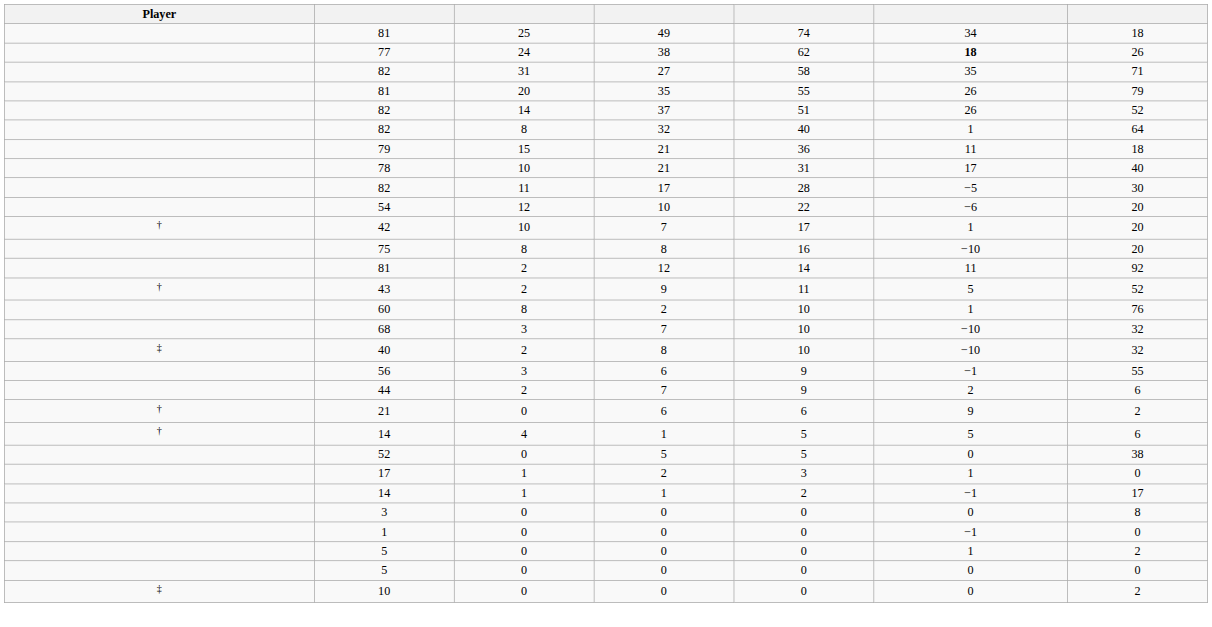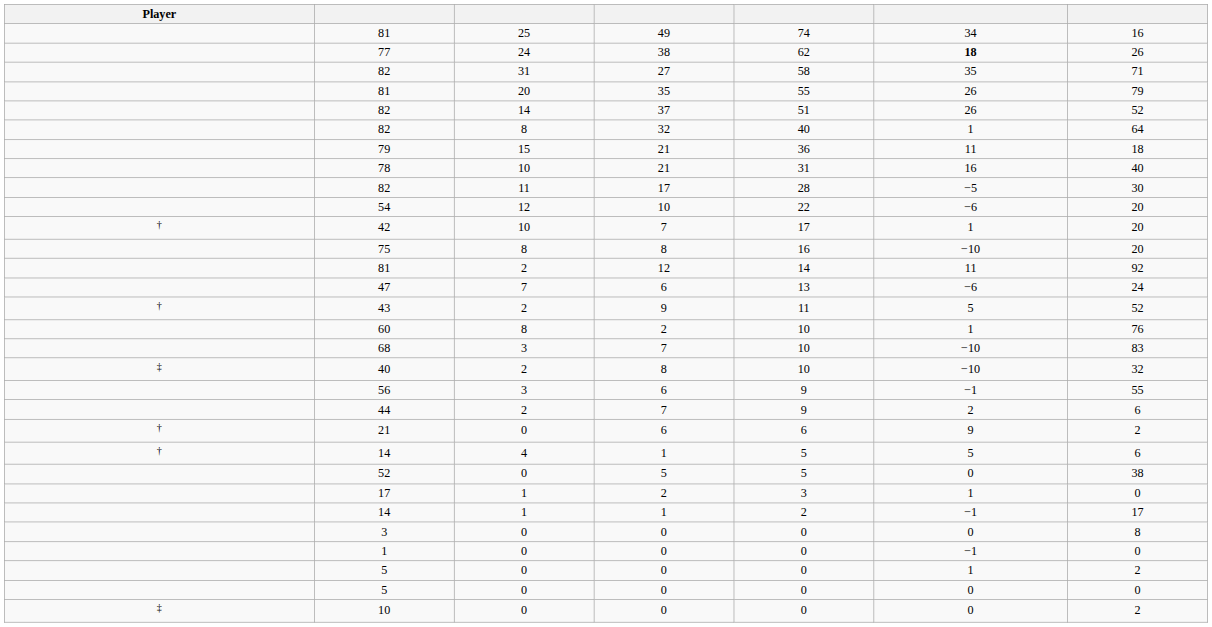(1138, 33) 18 -> (1138, 33) 16
(971, 168) 17 -> (971, 168) 16
+ row: (384, 287)
(1138, 329) 32 -> (1138, 348) 83
